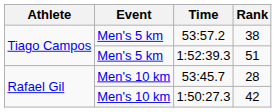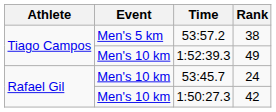(130, 56) Men's 5 km -> (134, 56) Men's 10 km
(252, 56) 51 -> (252, 56) 49
(252, 77) 28 -> (252, 77) 24
